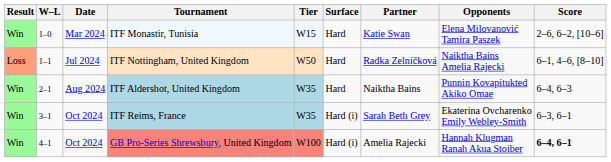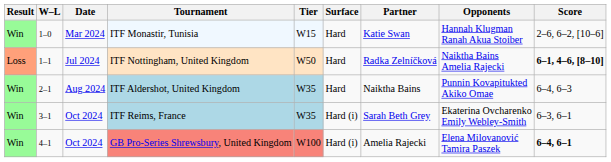(480, 34) Elena Milovanović Tamira Paszek -> (482, 34) Hannah Klugman Ranah Akua Stoiber
(570, 61) normal -> (570, 61) bold
(482, 143) Hannah Klugman Ranah Akua Stoiber -> (480, 143) Elena Milovanović Tamira Paszek
